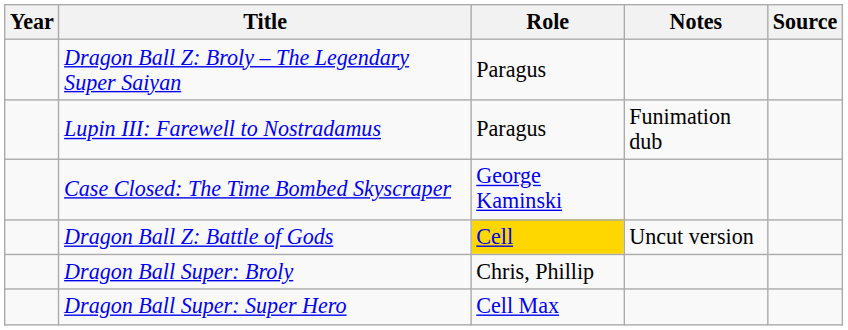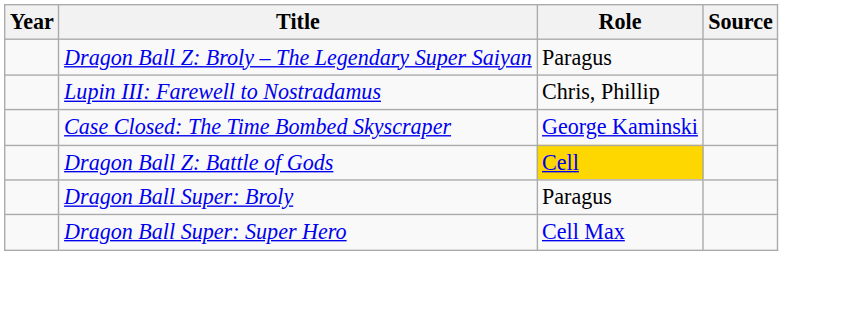- column: (696, 22)
(511, 129) Paragus -> (601, 92) Chris, Phillip
(535, 271) Chris, Phillip -> (577, 197) Paragus
